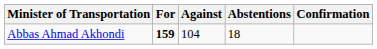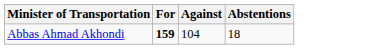- column: (333, 14)
